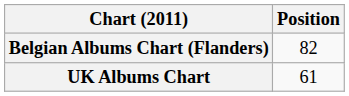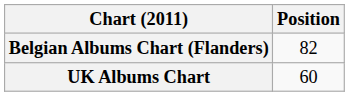(309, 76) 61 -> (309, 76) 60
